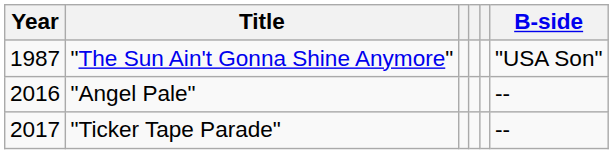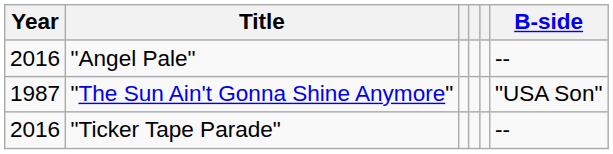rows swapped: (262, 58) <-> (133, 93)
(35, 129) 2017 -> (35, 129) 2016
